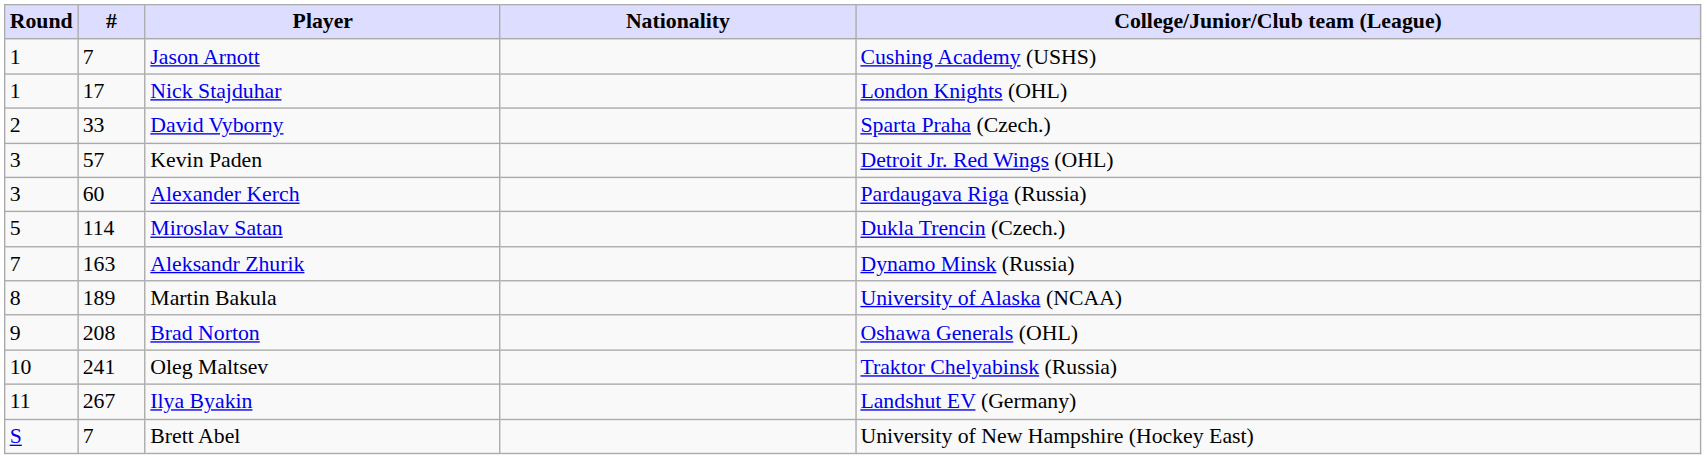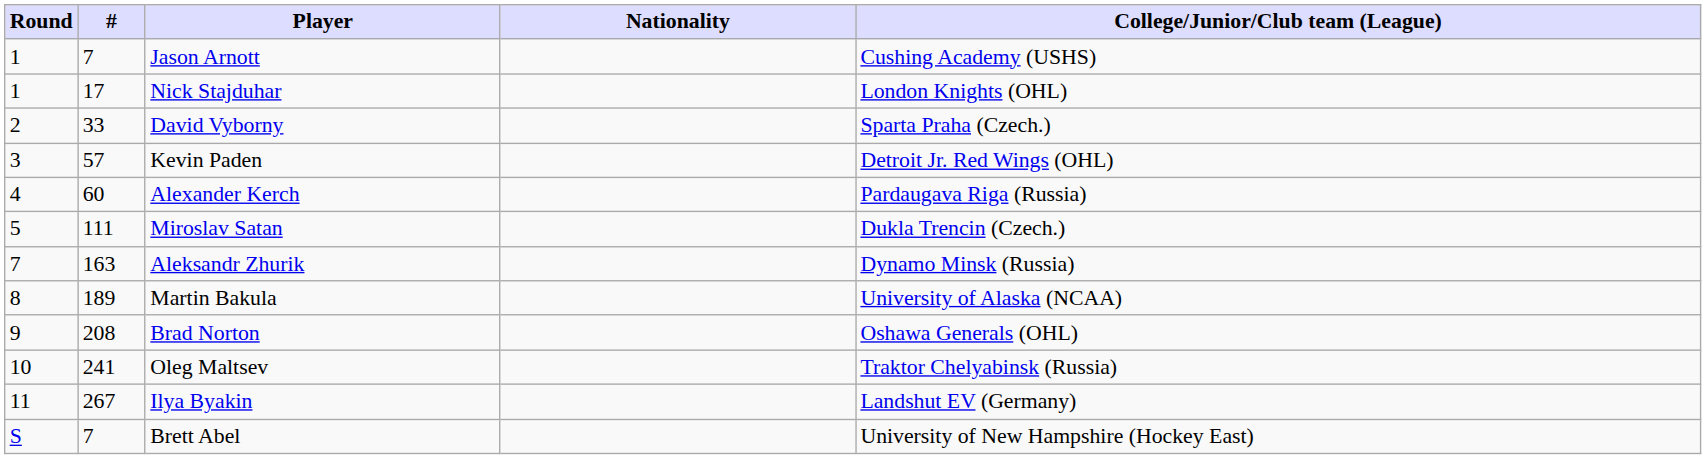(15, 194) 3 -> (15, 194) 4
(99, 228) 114 -> (98, 228) 111
